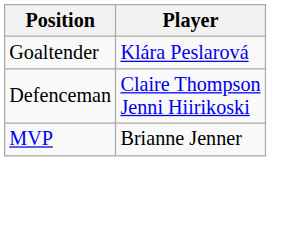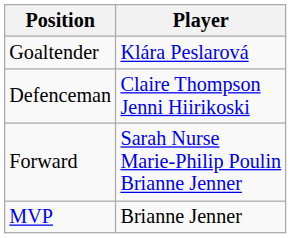+ row: (43, 161)
